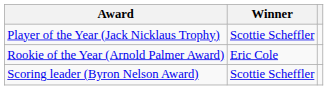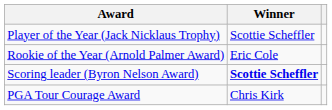(272, 74) normal -> (274, 74) bold
+ row: (74, 94)
